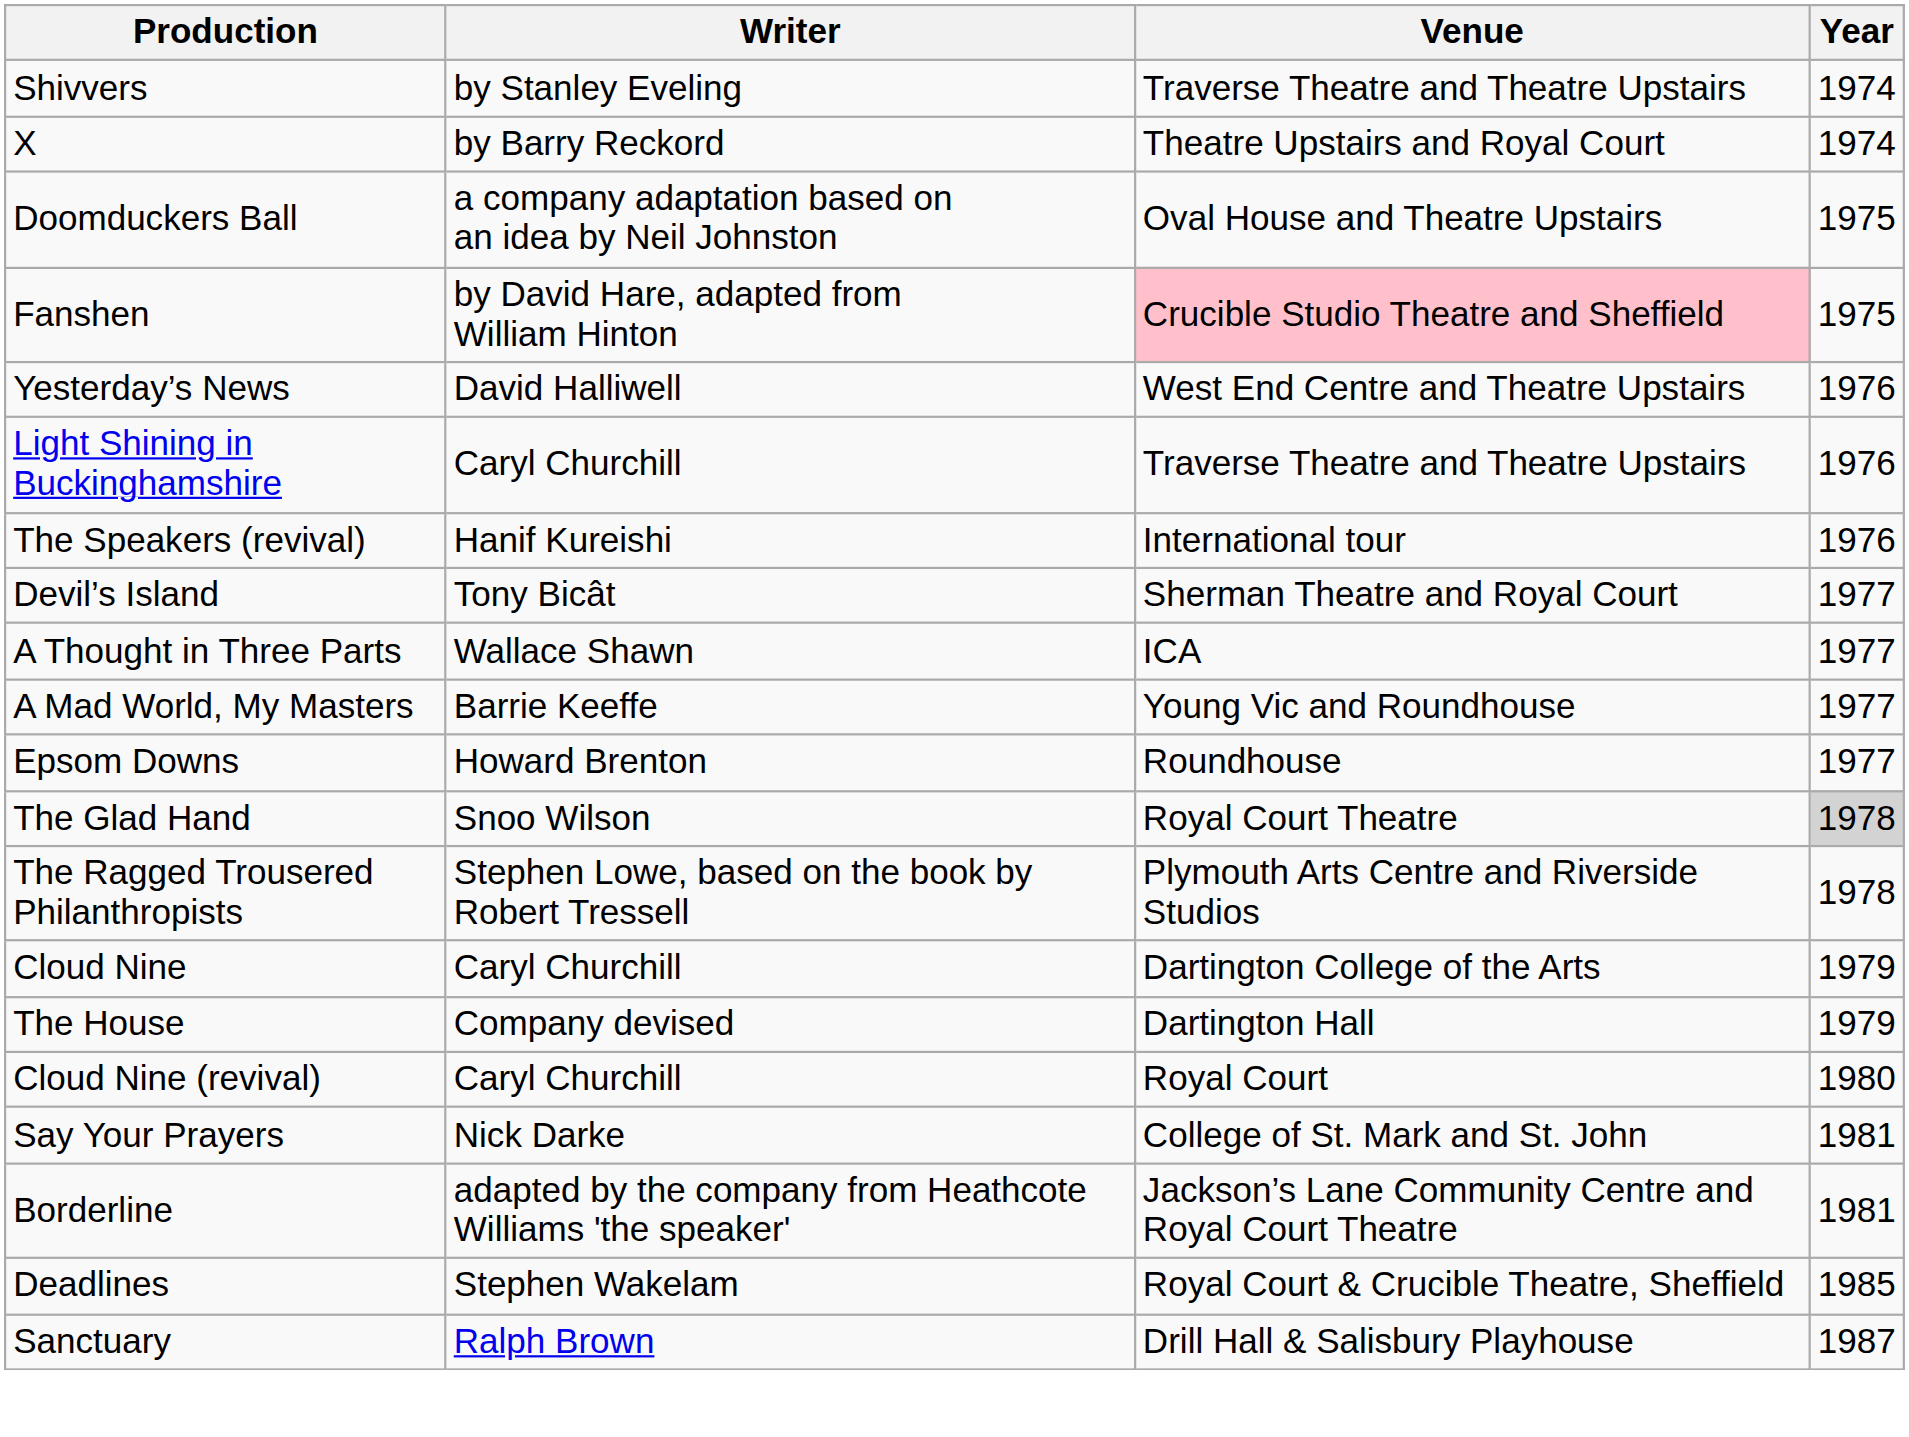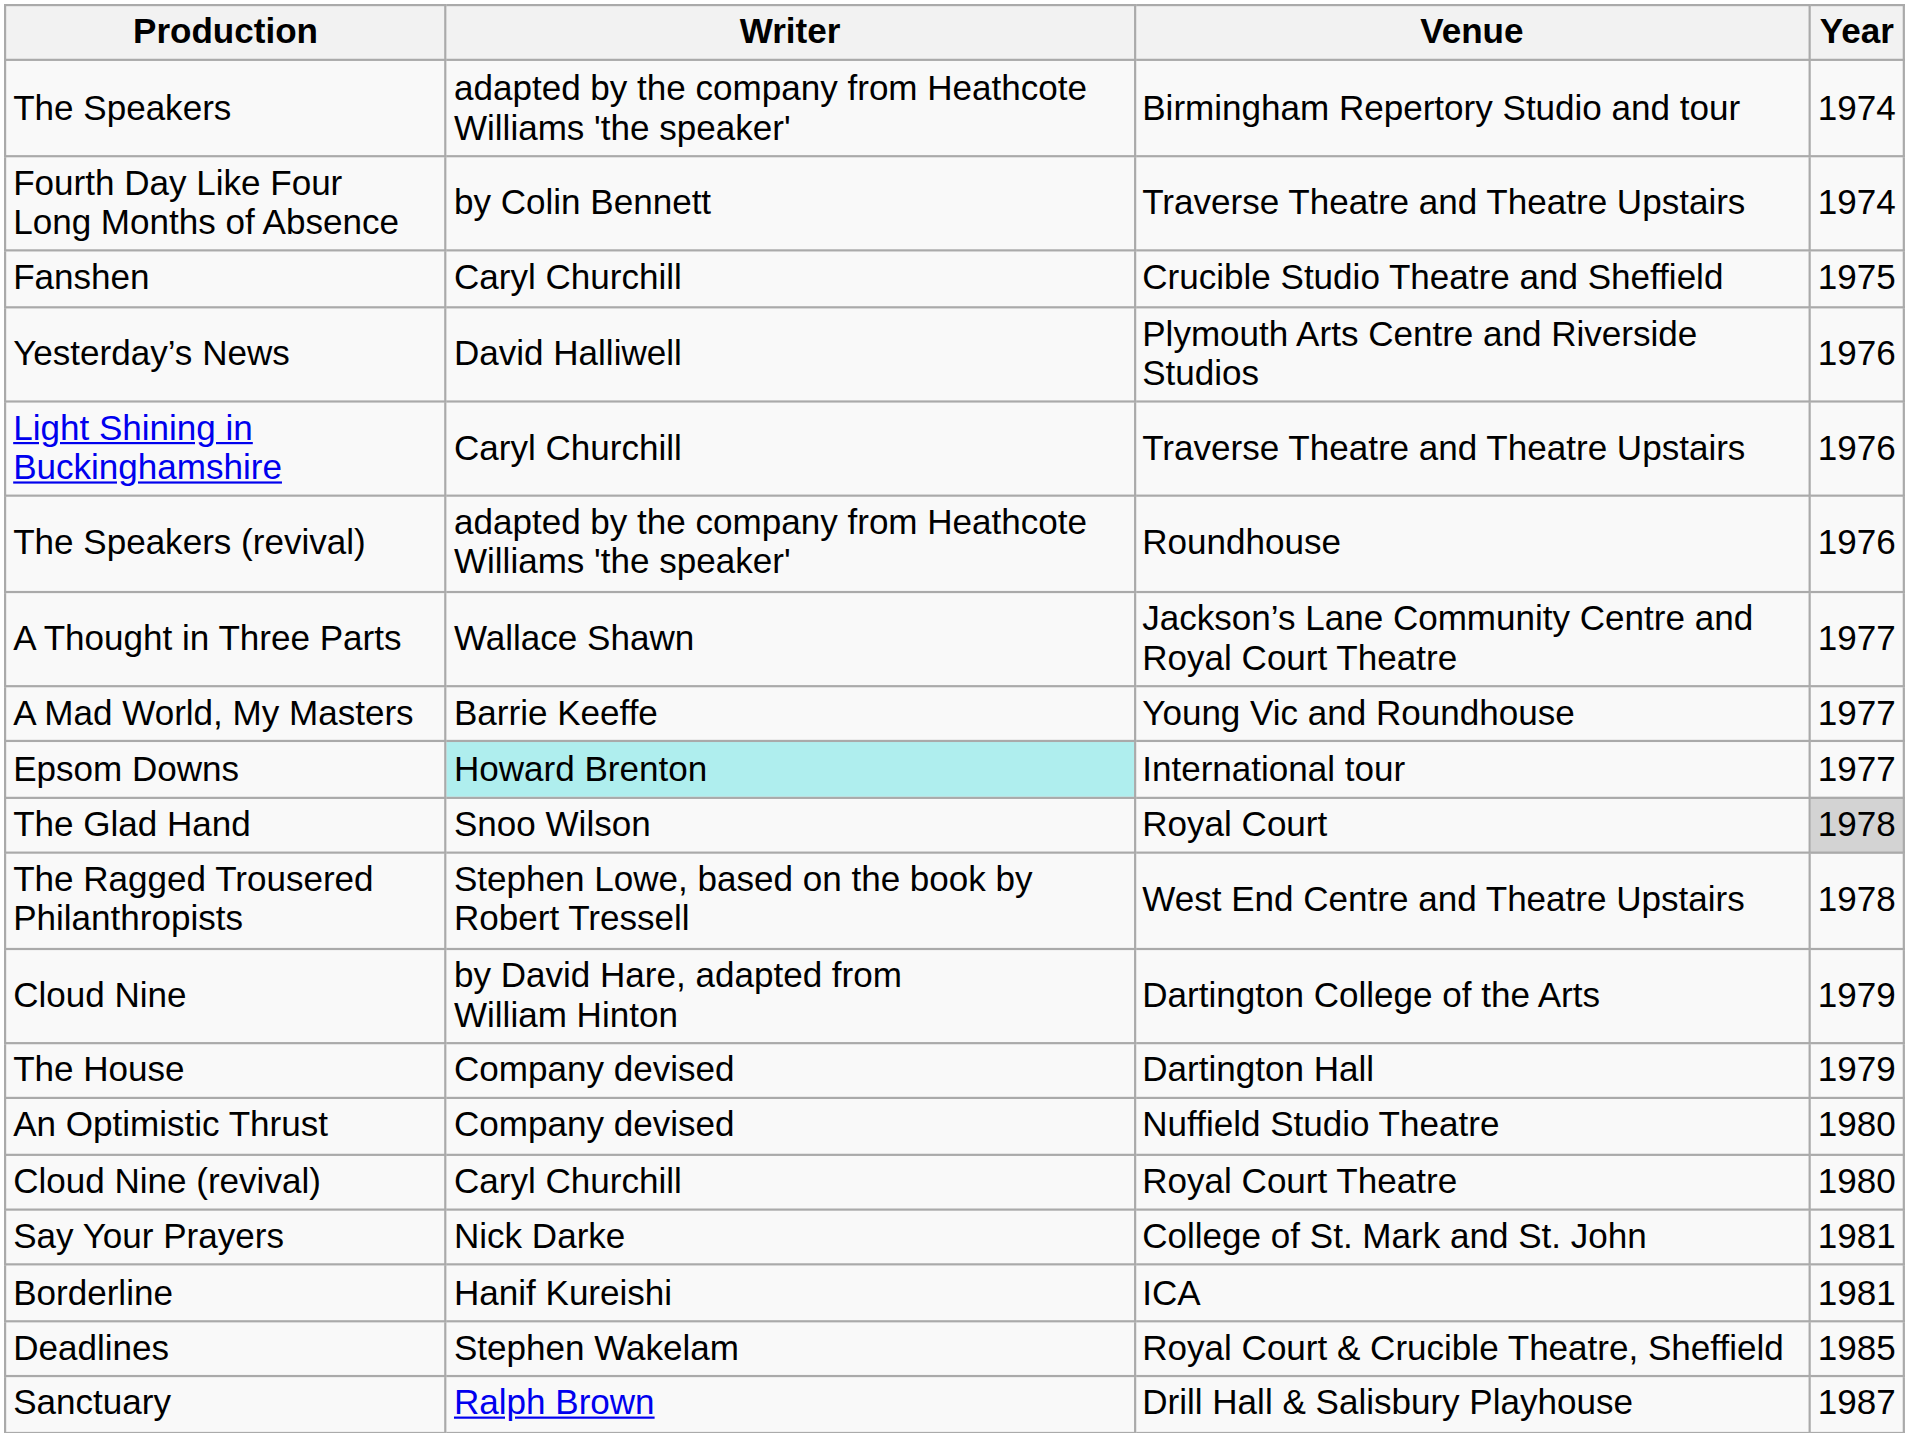+ row: (122, 107)
- row: (80, 87)
- row: (25, 143)
+ row: (206, 202)
- row: (155, 218)
(678, 313) by David Hare, adapted from William Hinton -> (568, 277) Caryl Churchill
(1433, 313) pink background -> (1433, 277) no background
(1444, 388) West End Centre and Theatre Upstairs -> (1420, 353) Plymouth Arts Centre and Riverside Studios
(563, 539) Hanif Kureishi -> (770, 543) adapted by the company from Heathcote Williams 'the speaker'
(1274, 539) International tour -> (1242, 543) Roundhouse
- row: (116, 595)
(1172, 650) ICA -> (1448, 638) Jackson’s Lane Community Centre and Royal Court Theatre
(580, 761) no background -> (581, 768) paleturquoise background
(1242, 761) Roundhouse -> (1274, 768) International tour
(1300, 817) Royal Court Theatre -> (1235, 824) Royal Court
(1420, 892) Plymouth Arts Centre and Riverside Studios -> (1443, 899) West End Centre and Theatre Upstairs
(568, 967) Caryl Churchill -> (678, 994) by David Hare, adapted from William Hinton
+ row: (171, 1125)
(1235, 1079) Royal Court -> (1300, 1181) Royal Court Theatre
(770, 1209) adapted by the company from Heathcote Williams 'the speaker' -> (563, 1292) Hanif Kureishi
(1448, 1209) Jackson’s Lane Community Centre and Royal Court Theatre -> (1171, 1292) ICA
